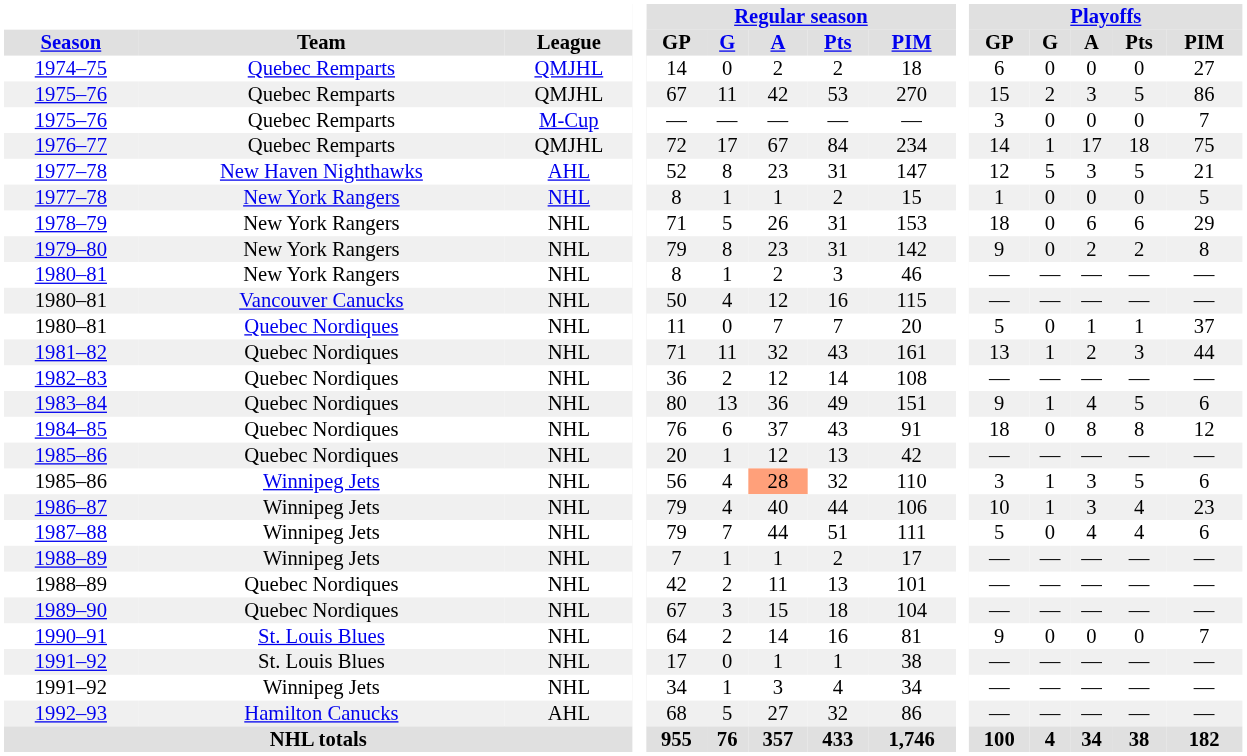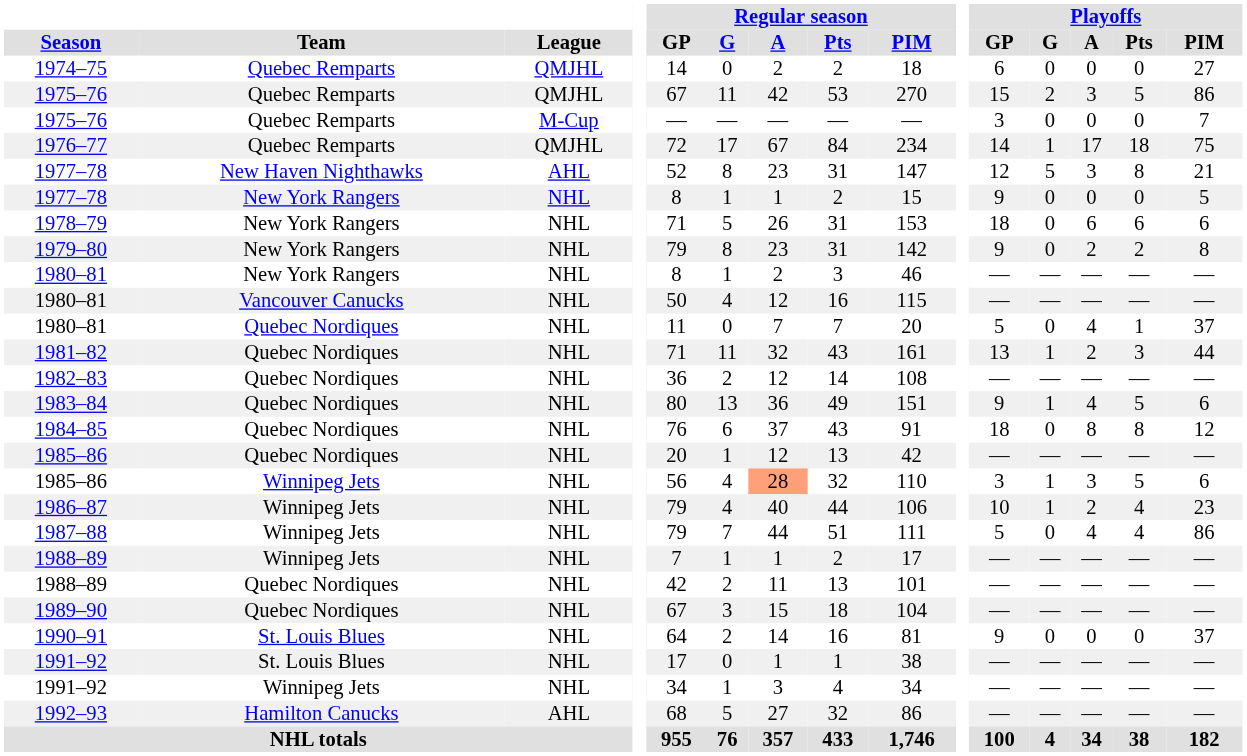(1139, 171) 5 -> (1139, 171) 8
(999, 197) 1 -> (999, 197) 9
(1204, 223) 29 -> (1204, 223) 6
(1091, 326) 1 -> (1091, 326) 4
(1091, 506) 3 -> (1091, 506) 2
(1204, 532) 6 -> (1204, 532) 86
(1204, 635) 7 -> (1204, 635) 37
